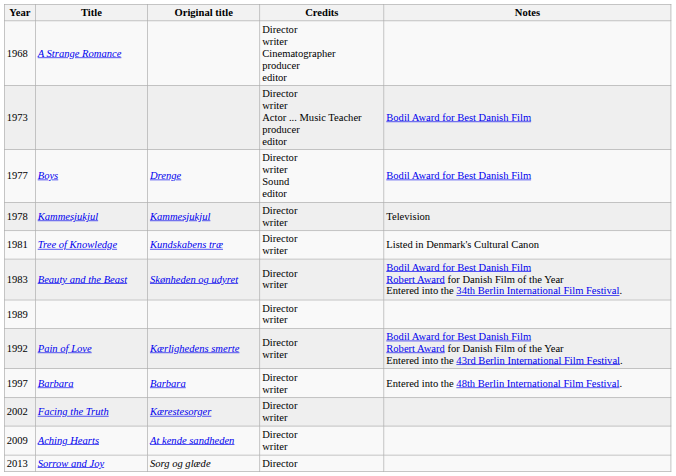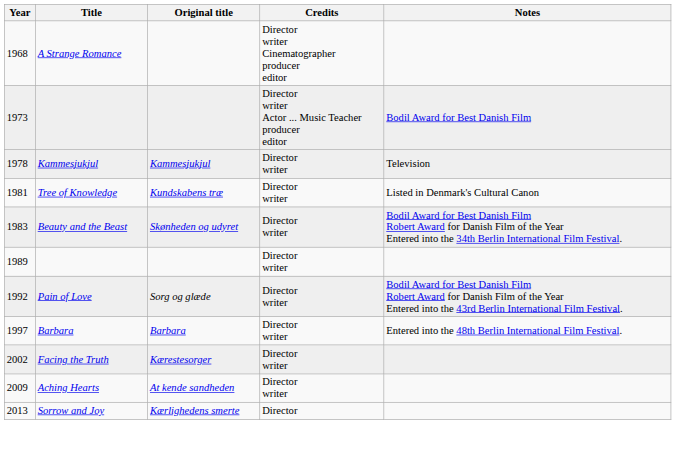- row: (17, 175)
(195, 348) Kærlighedens smerte -> (180, 296) Sorg og glæde
(180, 463) Sorg og glæde -> (195, 410) Kærlighedens smerte
